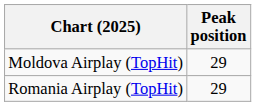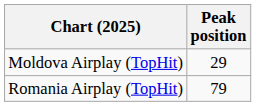(218, 88) 29 -> (218, 88) 79
